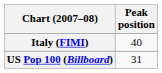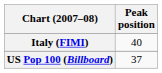(136, 59) 31 -> (136, 59) 37
